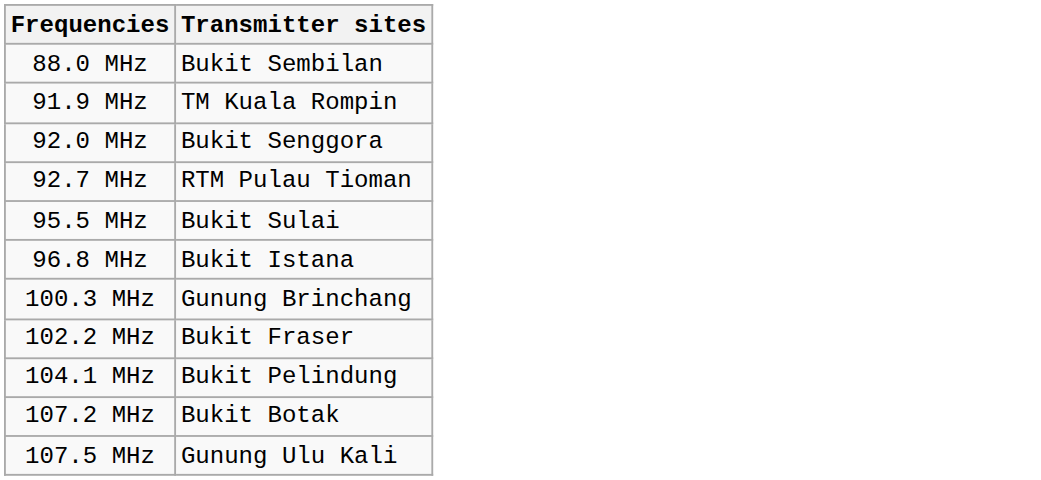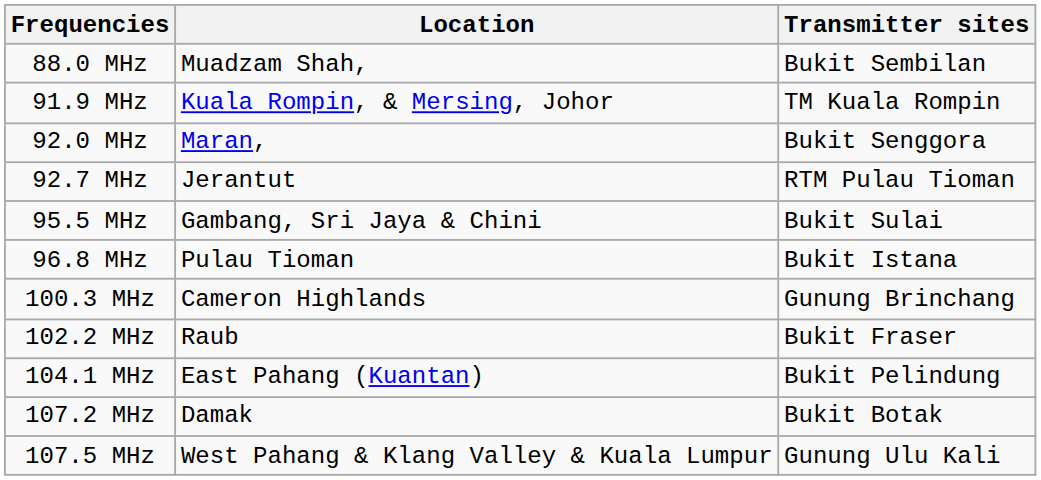+ column: (477, 25)
